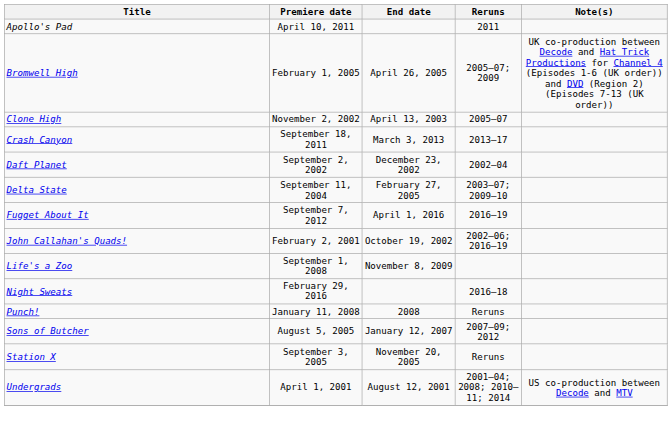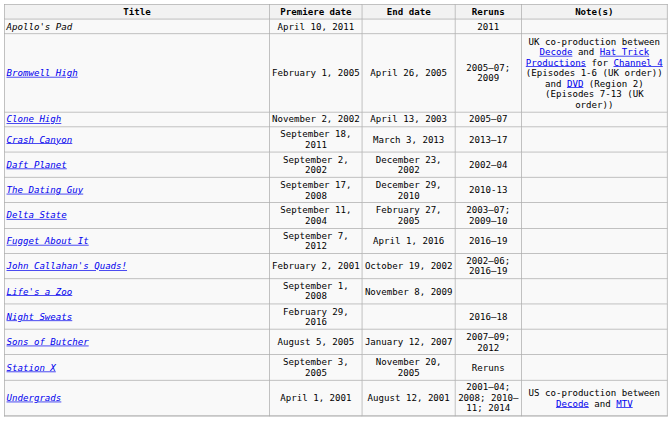+ row: (45, 190)
- row: (23, 311)
